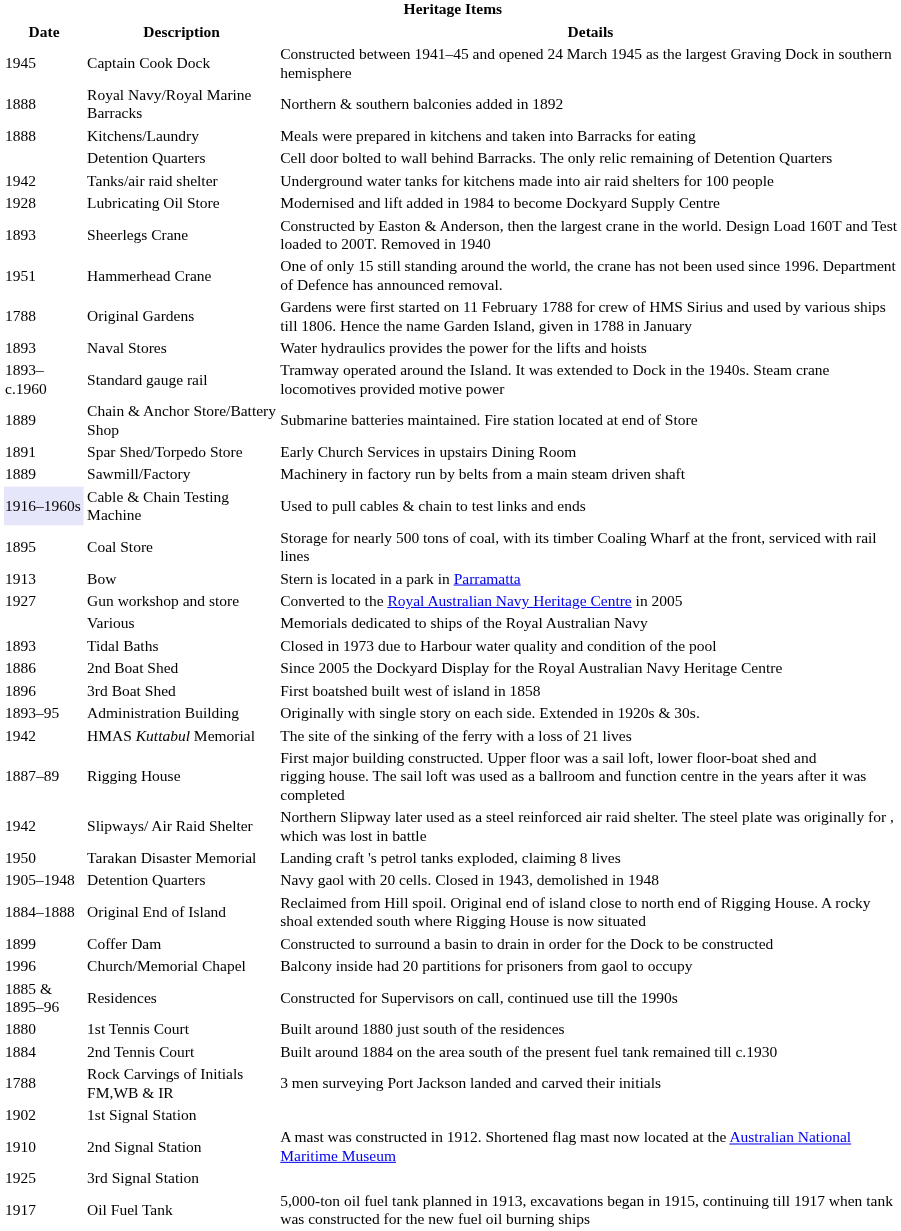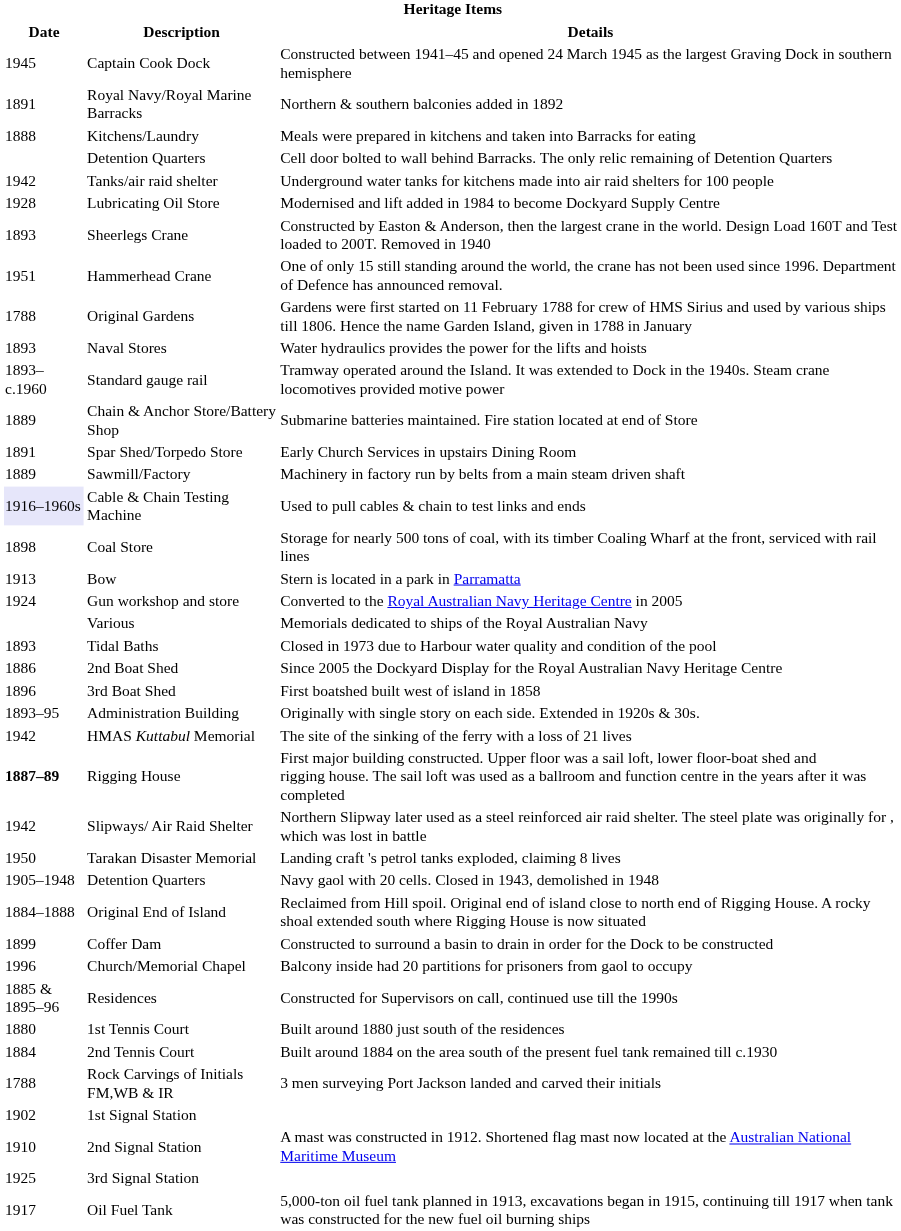(21, 104) 1888 -> (21, 104) 1891
(21, 546) 1895 -> (21, 546) 1898
(21, 600) 1927 -> (21, 600) 1924
(32, 776) normal -> (32, 776) bold
